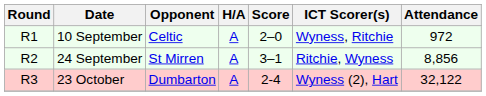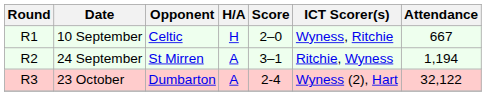(234, 36) A -> (234, 36) H
(441, 36) 972 -> (441, 36) 667
(441, 58) 8,856 -> (441, 58) 1,194
